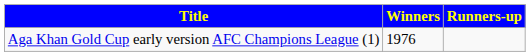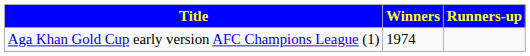(401, 39) 1976 -> (401, 39) 1974
